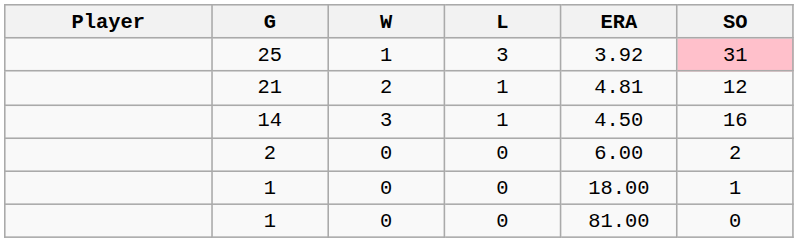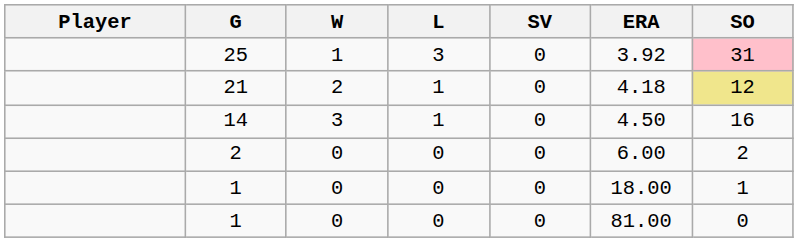+ column: (540, 21)
(619, 88) 4.81 -> (641, 88) 4.18
(735, 88) no background -> (743, 88) khaki background
